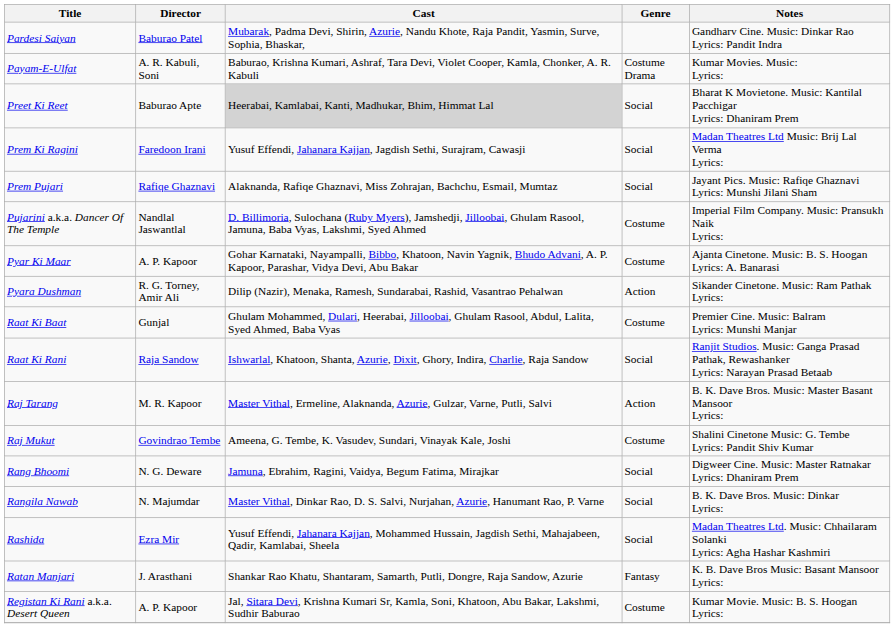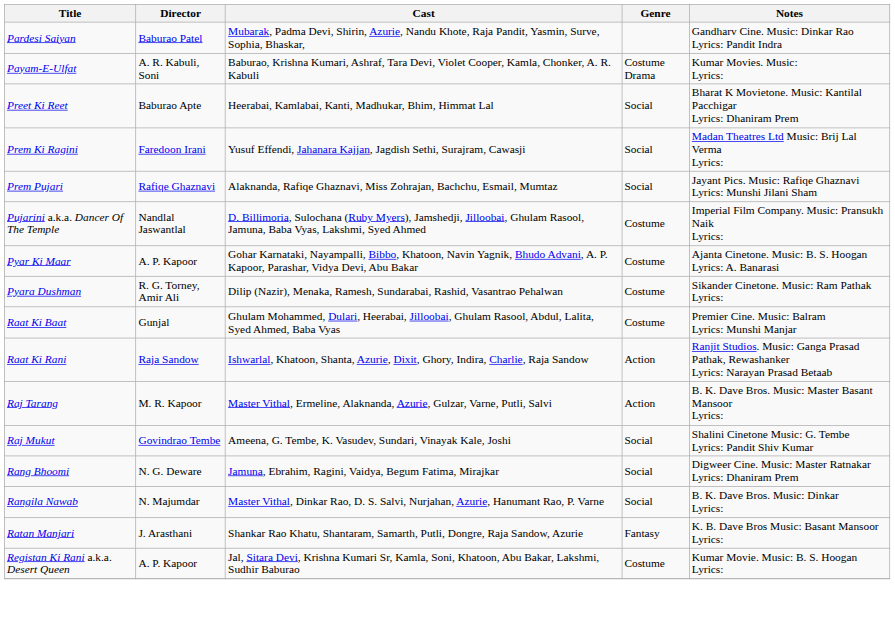(361, 105) lightgrey background -> (361, 105) no background
(640, 291) Action -> (645, 291) Costume
(639, 359) Social -> (640, 359) Action
(645, 440) Costume -> (639, 440) Social
- row: (26, 539)
